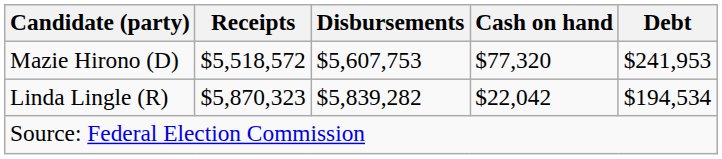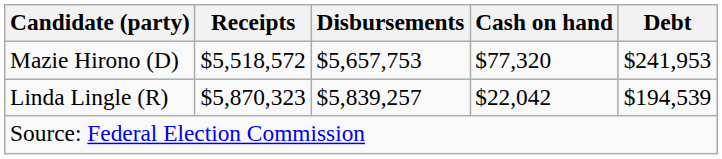(369, 60) $5,607,753 -> (369, 60) $5,657,753
(369, 97) $5,839,282 -> (369, 97) $5,839,257
(667, 97) $194,534 -> (667, 97) $194,539
